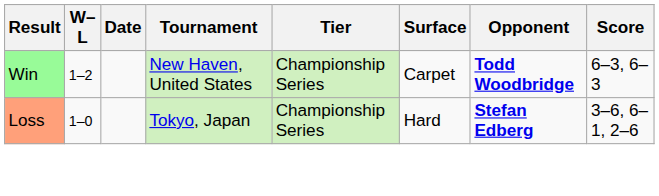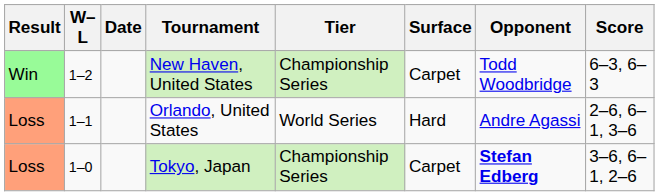(524, 74) bold -> (526, 74) normal
+ row: (210, 120)
(422, 120) Hard -> (435, 166) Carpet
